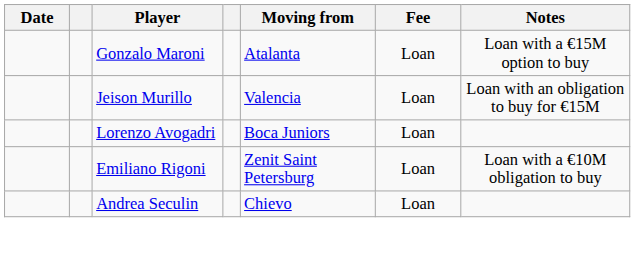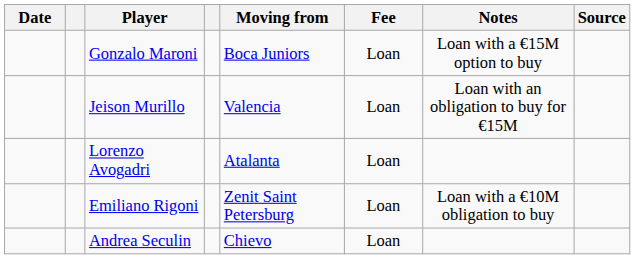+ column: (602, 17)
(272, 52) Atalanta -> (267, 52) Boca Juniors
(287, 133) Boca Juniors -> (252, 160) Atalanta
